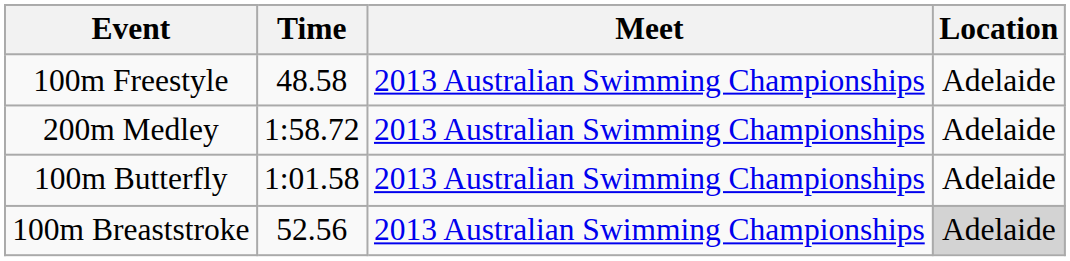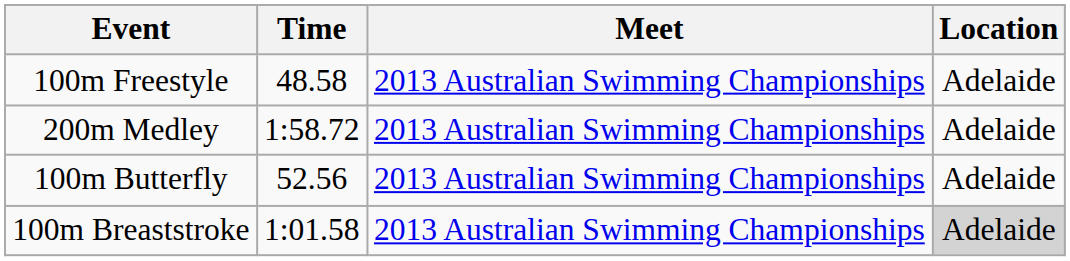(312, 179) 1:01.58 -> (312, 179) 52.56
(312, 229) 52.56 -> (312, 229) 1:01.58
